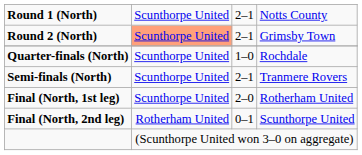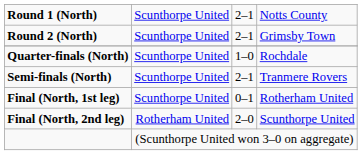(182, 35) lightsalmon background -> (182, 35) no background
(244, 98) 2–0 -> (244, 98) 0–1
(244, 119) 0–1 -> (244, 119) 2–0
